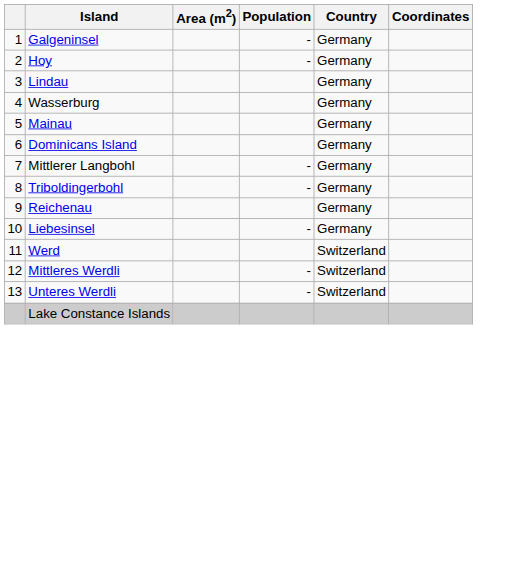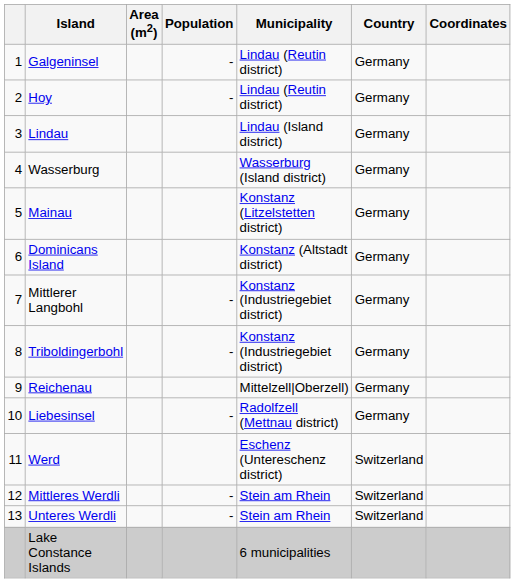+ column: (294, 24)
